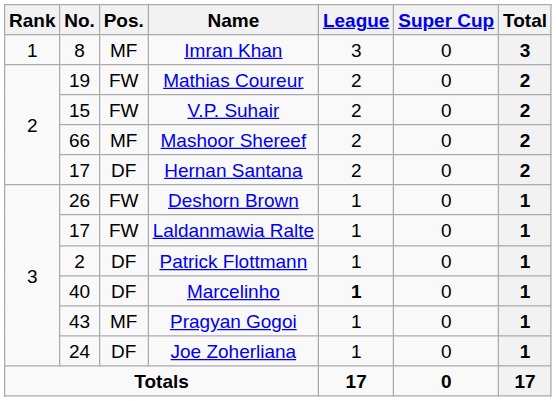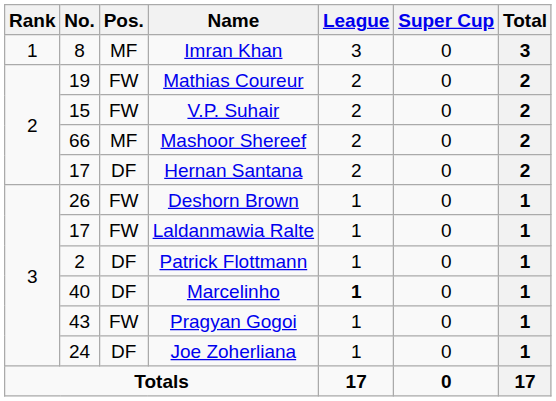(124, 321) MF -> (124, 321) FW
